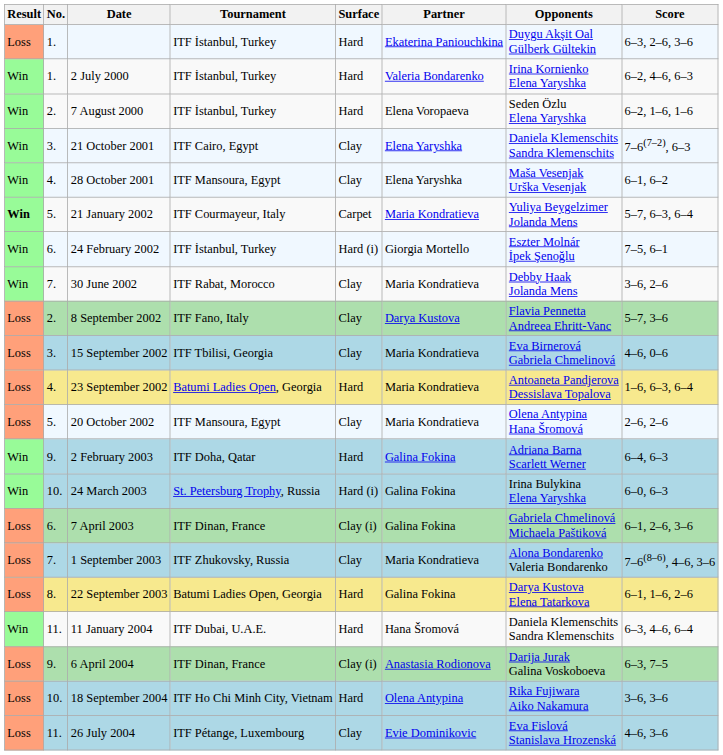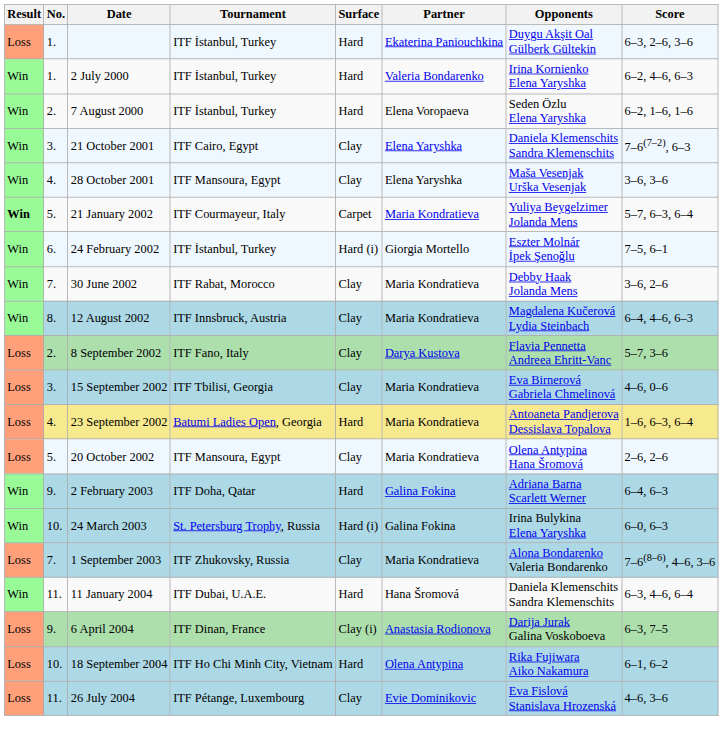(646, 179) 6–1, 6–2 -> (646, 179) 3–6, 3–6
+ row: (110, 317)
- row: (102, 525)
- row: (119, 594)
(646, 697) 3–6, 3–6 -> (646, 663) 6–1, 6–2
